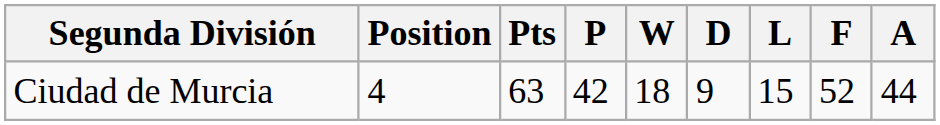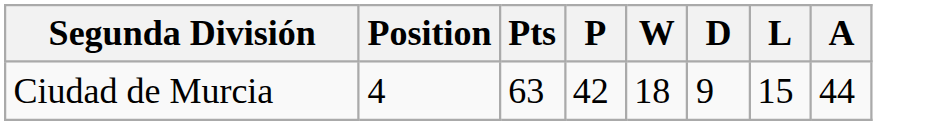- column: (842, 33)
